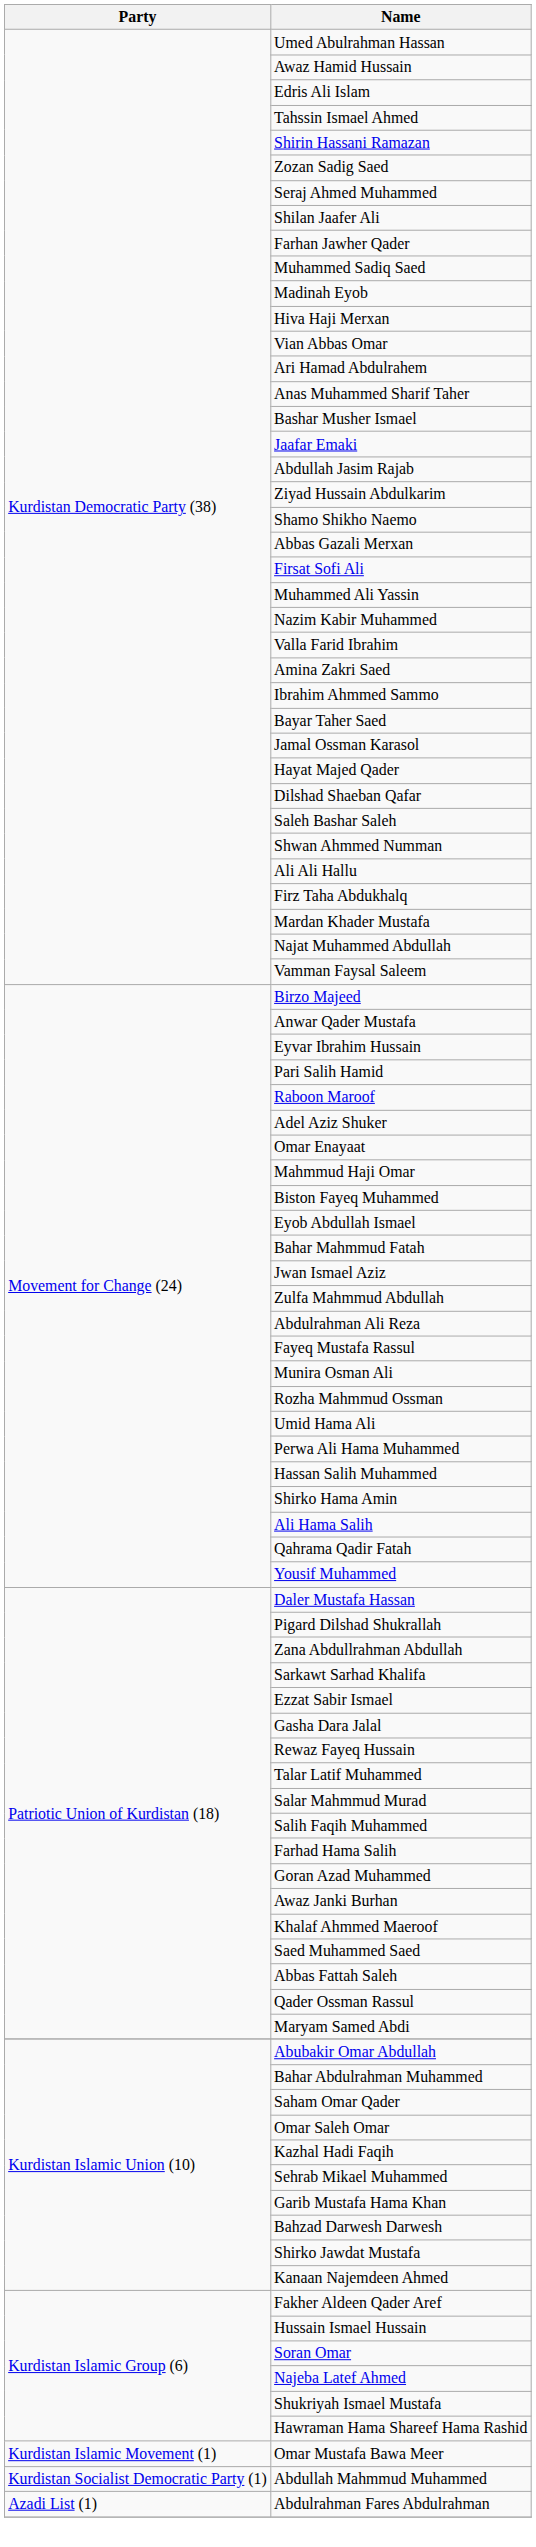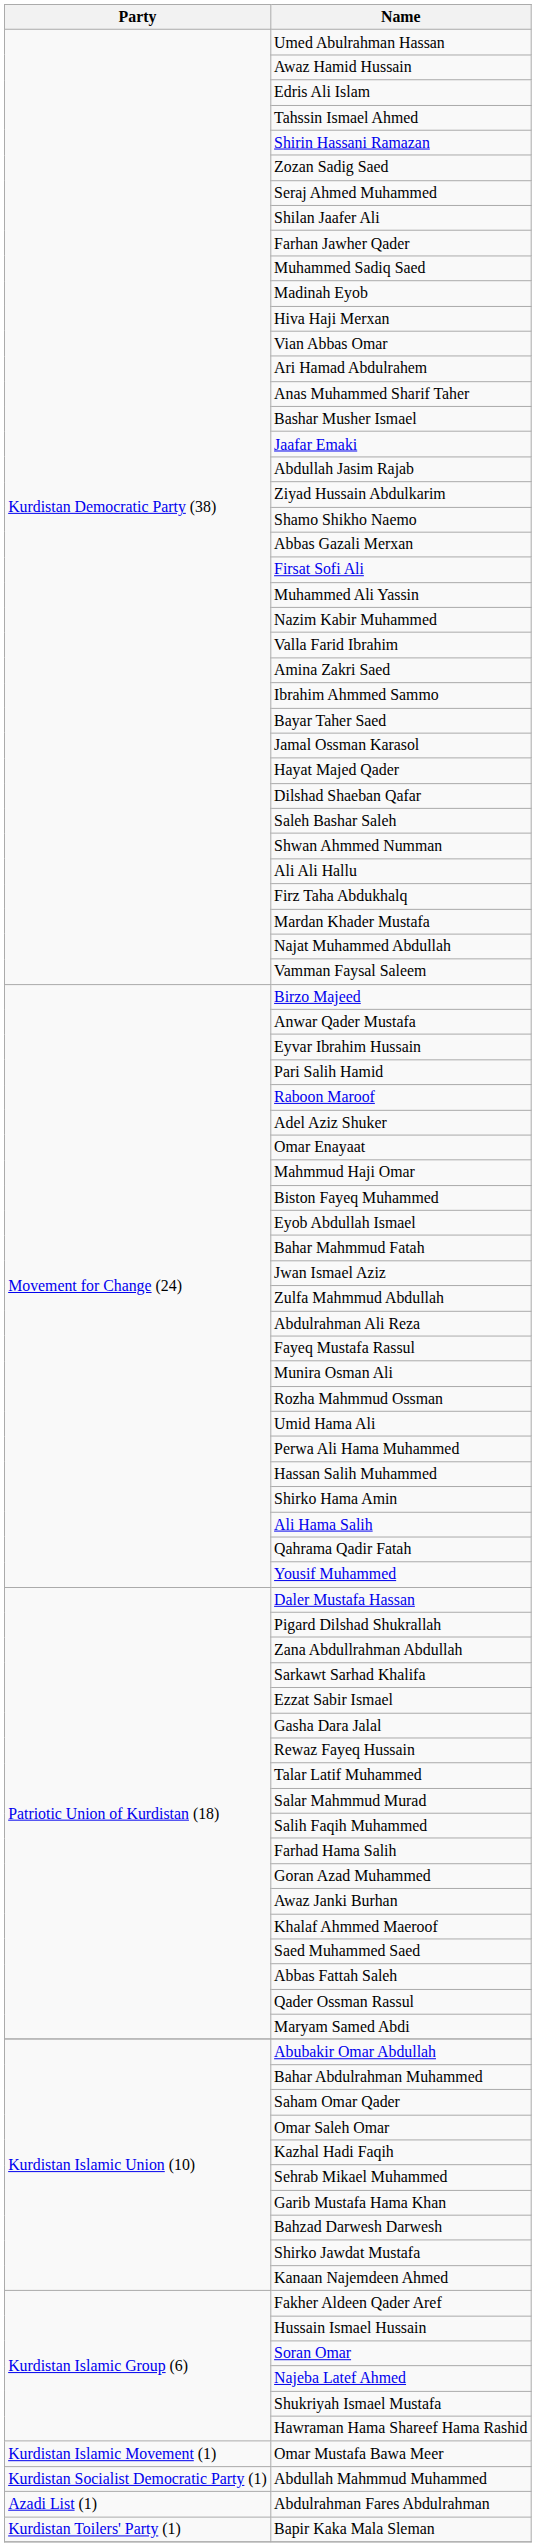+ row: (354, 2529)
